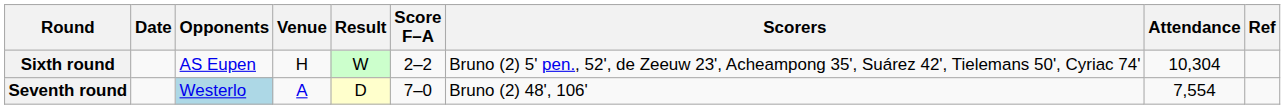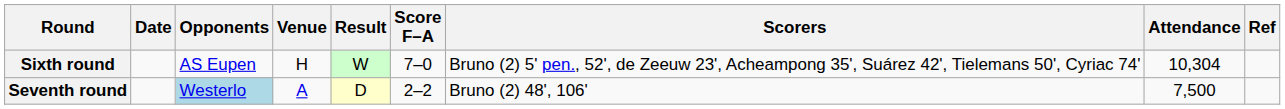(418, 63) 2–2 -> (418, 63) 7–0
(418, 90) 7–0 -> (418, 90) 2–2
(1194, 90) 7,554 -> (1194, 90) 7,500
